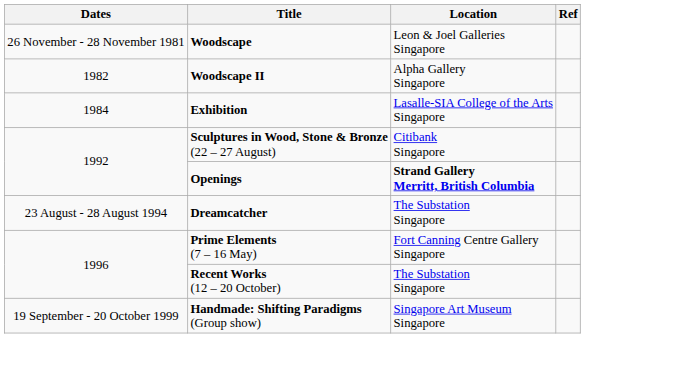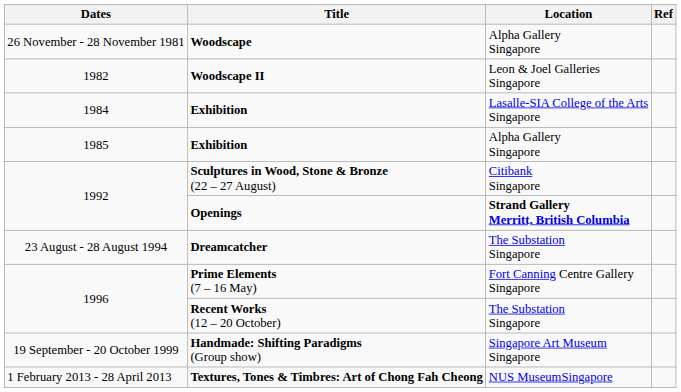(449, 41) Leon & Joel Galleries Singapore -> (525, 41) Alpha Gallery Singapore
(430, 75) Alpha Gallery Singapore -> (544, 75) Leon & Joel Galleries Singapore
+ row: (96, 144)
+ row: (89, 377)
